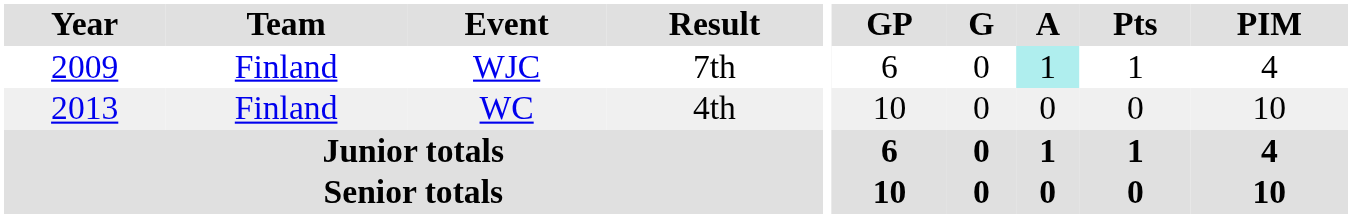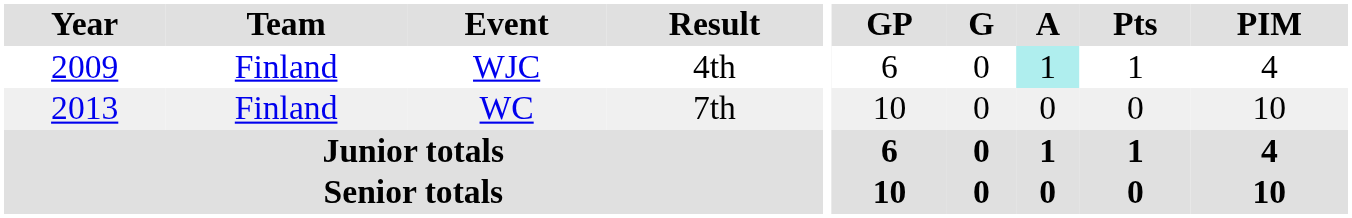(714, 66) 7th -> (714, 66) 4th
(714, 108) 4th -> (714, 108) 7th
